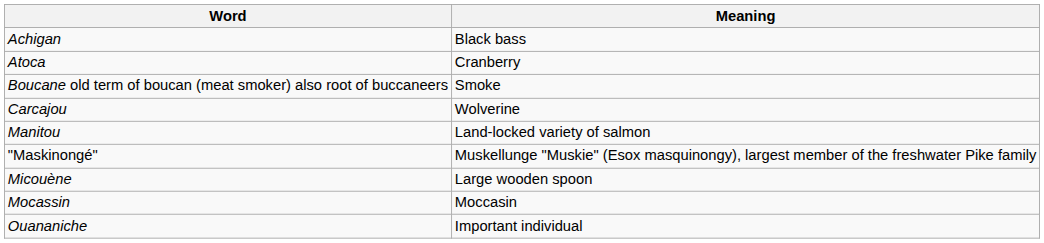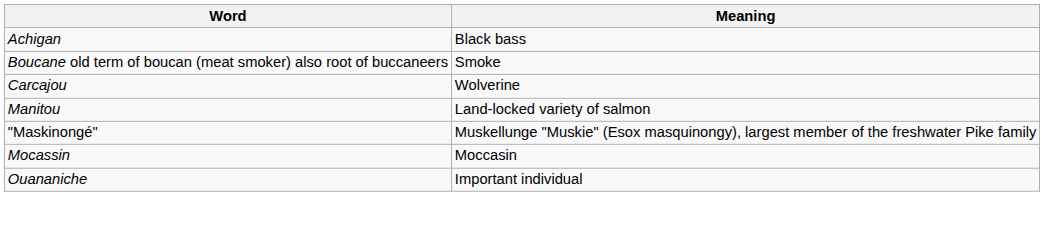- row: (27, 62)
- row: (40, 179)
